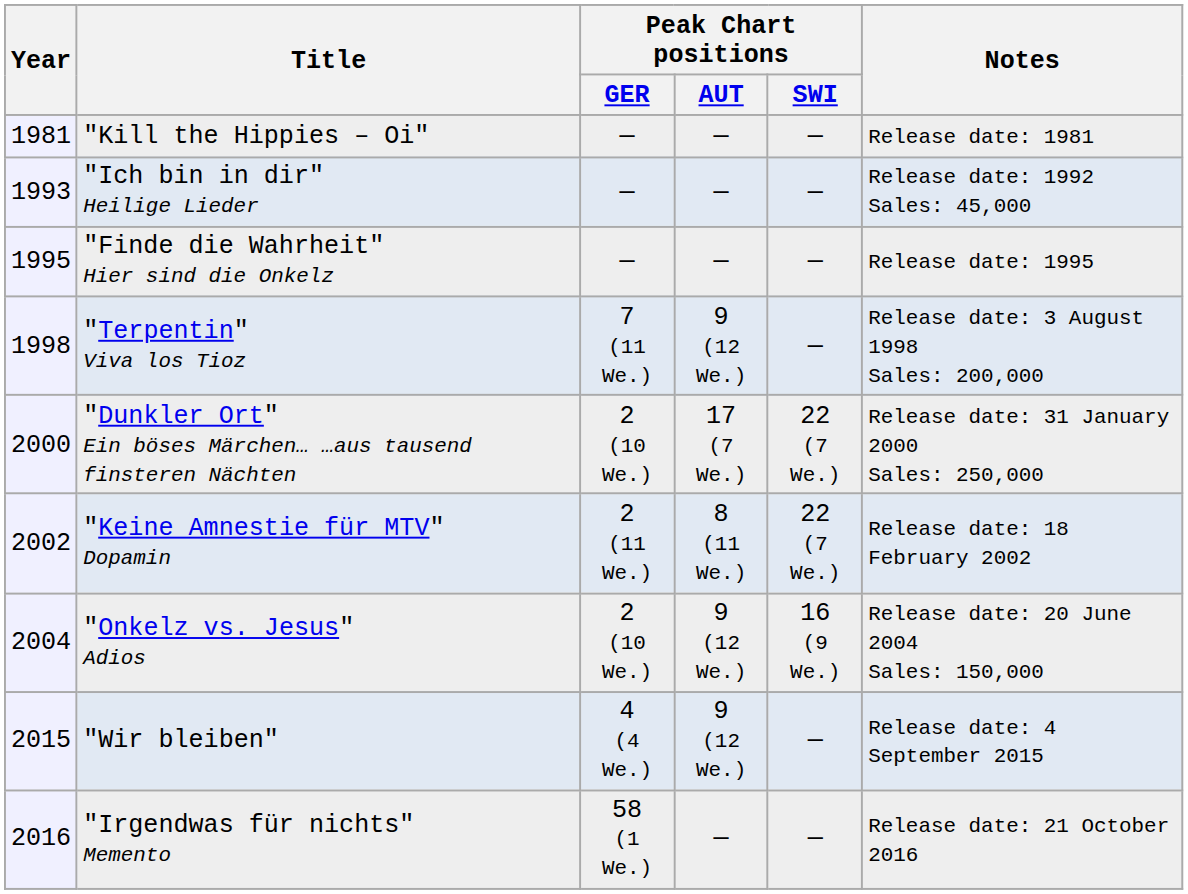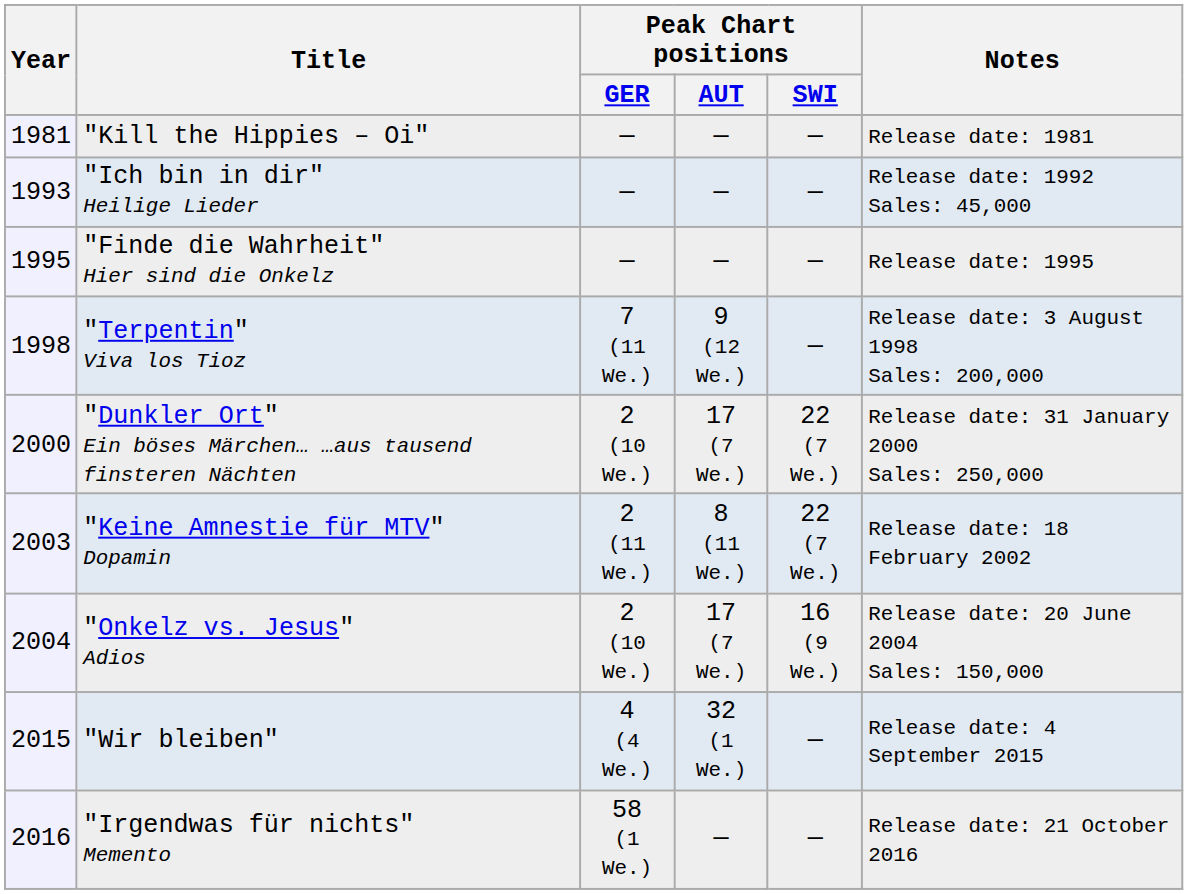(41, 543) 2002 -> (41, 543) 2003
(721, 641) 9 (12 We.) -> (721, 641) 17 (7 We.)
(721, 740) 9 (12 We.) -> (721, 740) 32 (1 We.)
